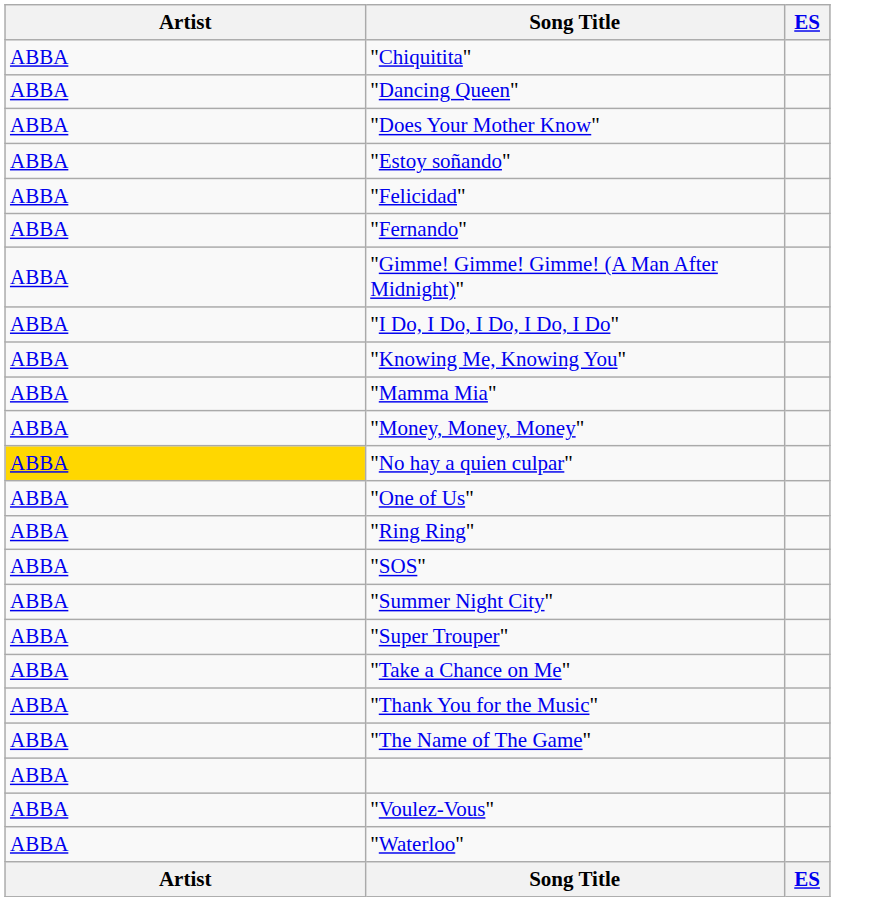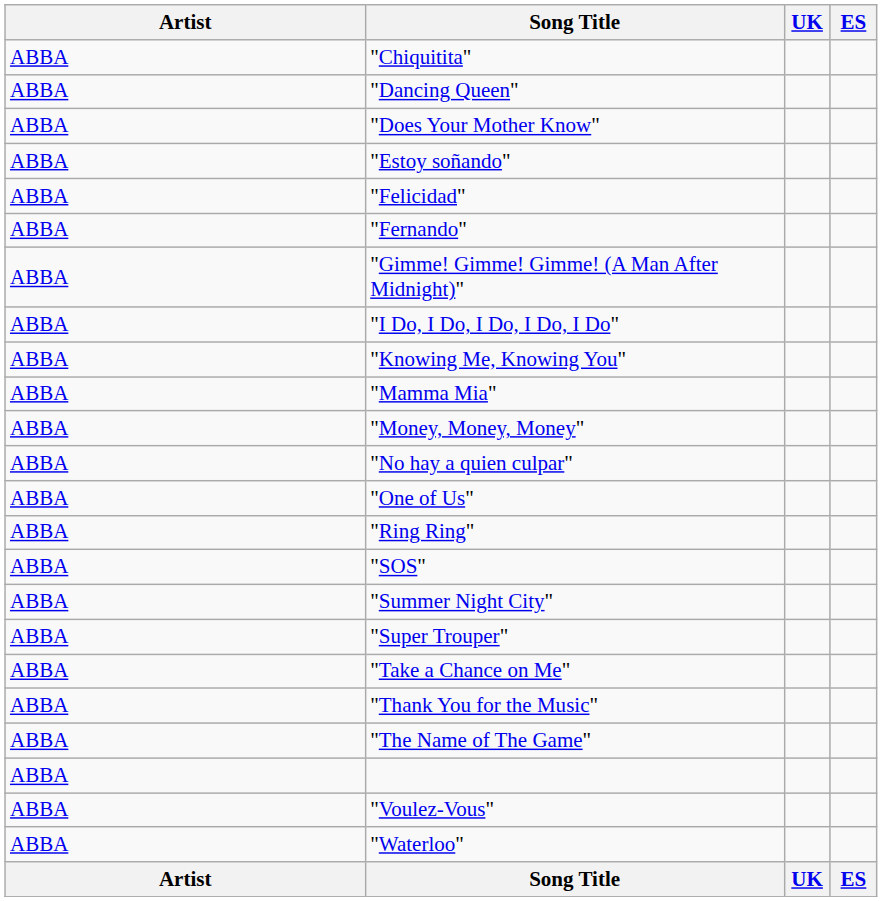+ column: (807, 21)
(39, 462) gold background -> (39, 462) no background
